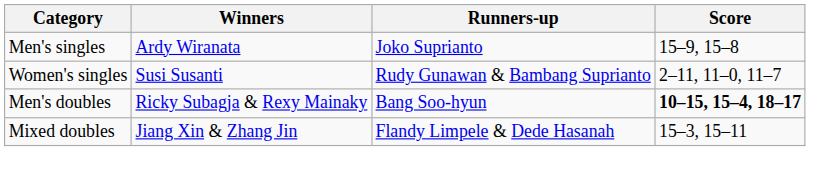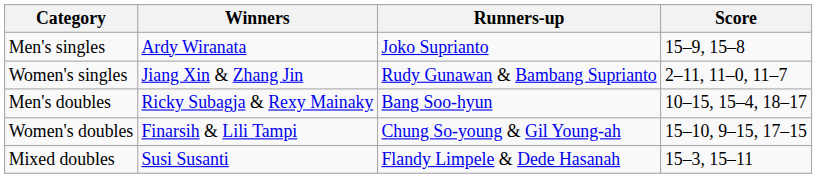(179, 74) Susi Susanti -> (222, 74) Jiang Xin & Zhang Jin
(730, 103) bold -> (736, 103) normal
+ row: (71, 131)
(216, 131) Jiang Xin & Zhang Jin -> (185, 159) Susi Susanti
